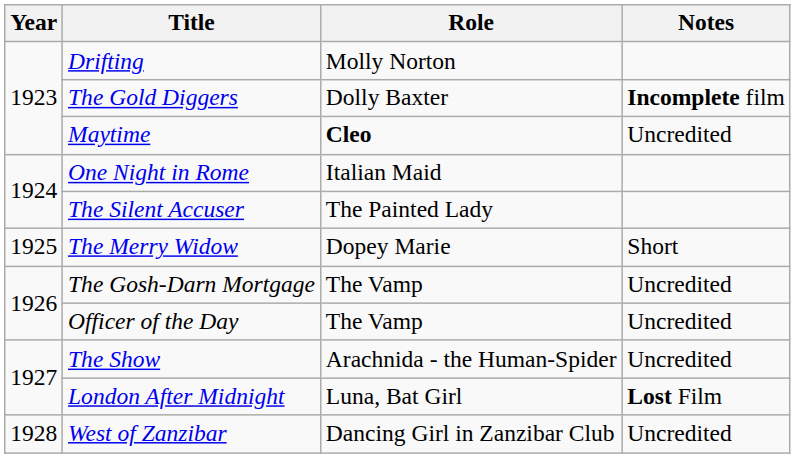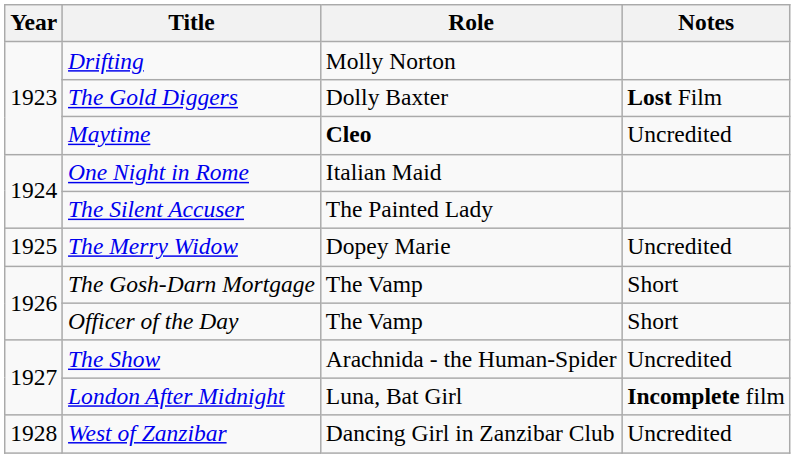(706, 97) Incomplete film -> (675, 97) Lost Film
(653, 246) Short -> (680, 246) Uncredited
(680, 284) Uncredited -> (653, 284) Short
(680, 321) Uncredited -> (653, 321) Short
(675, 396) Lost Film -> (706, 396) Incomplete film
